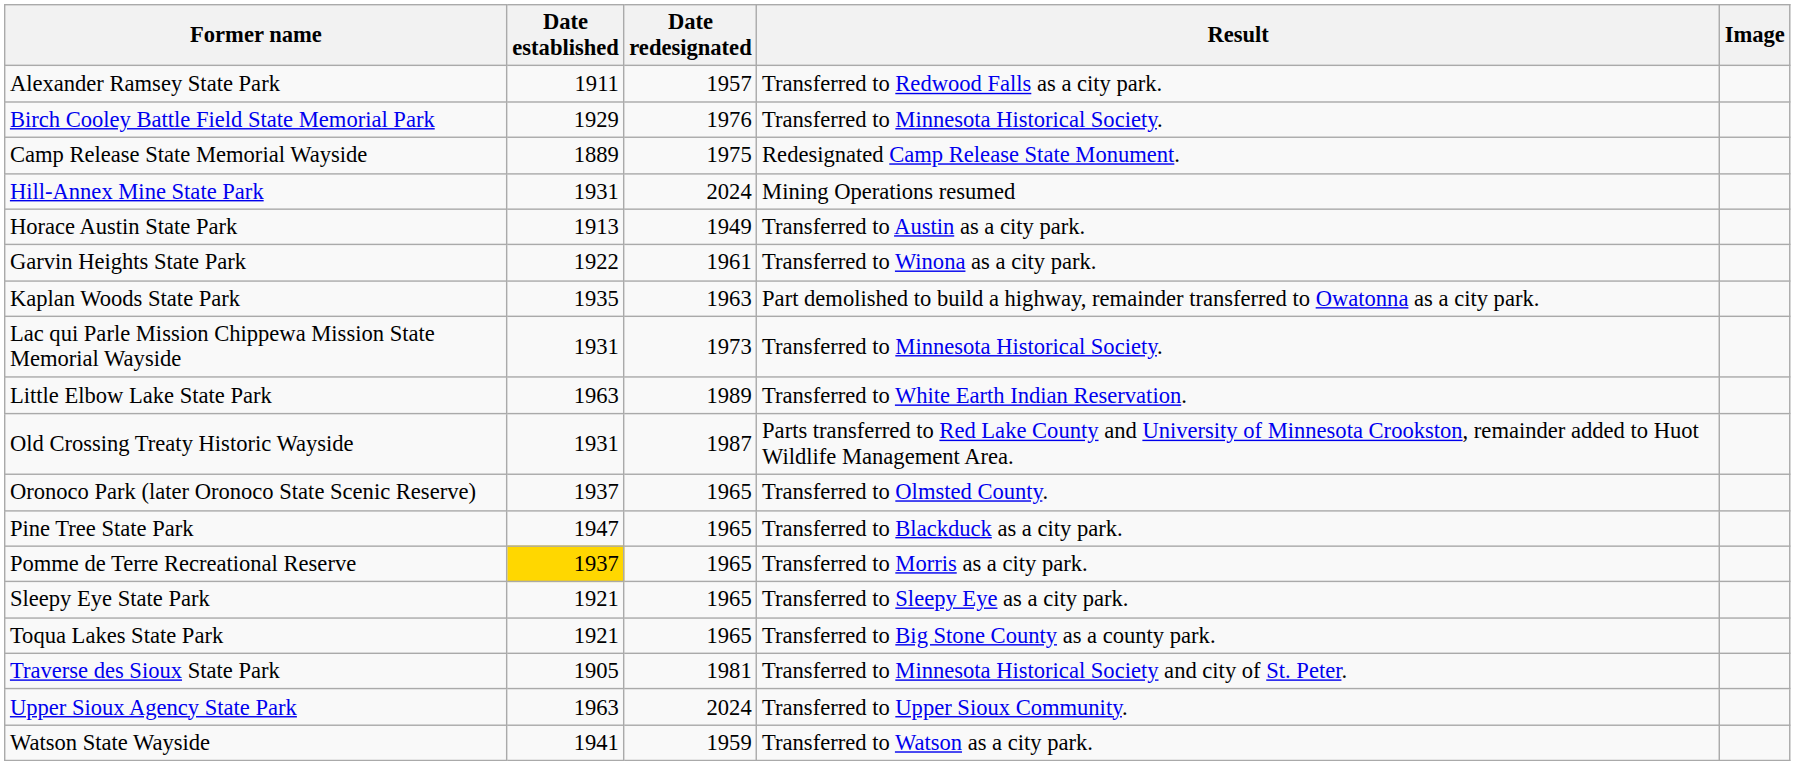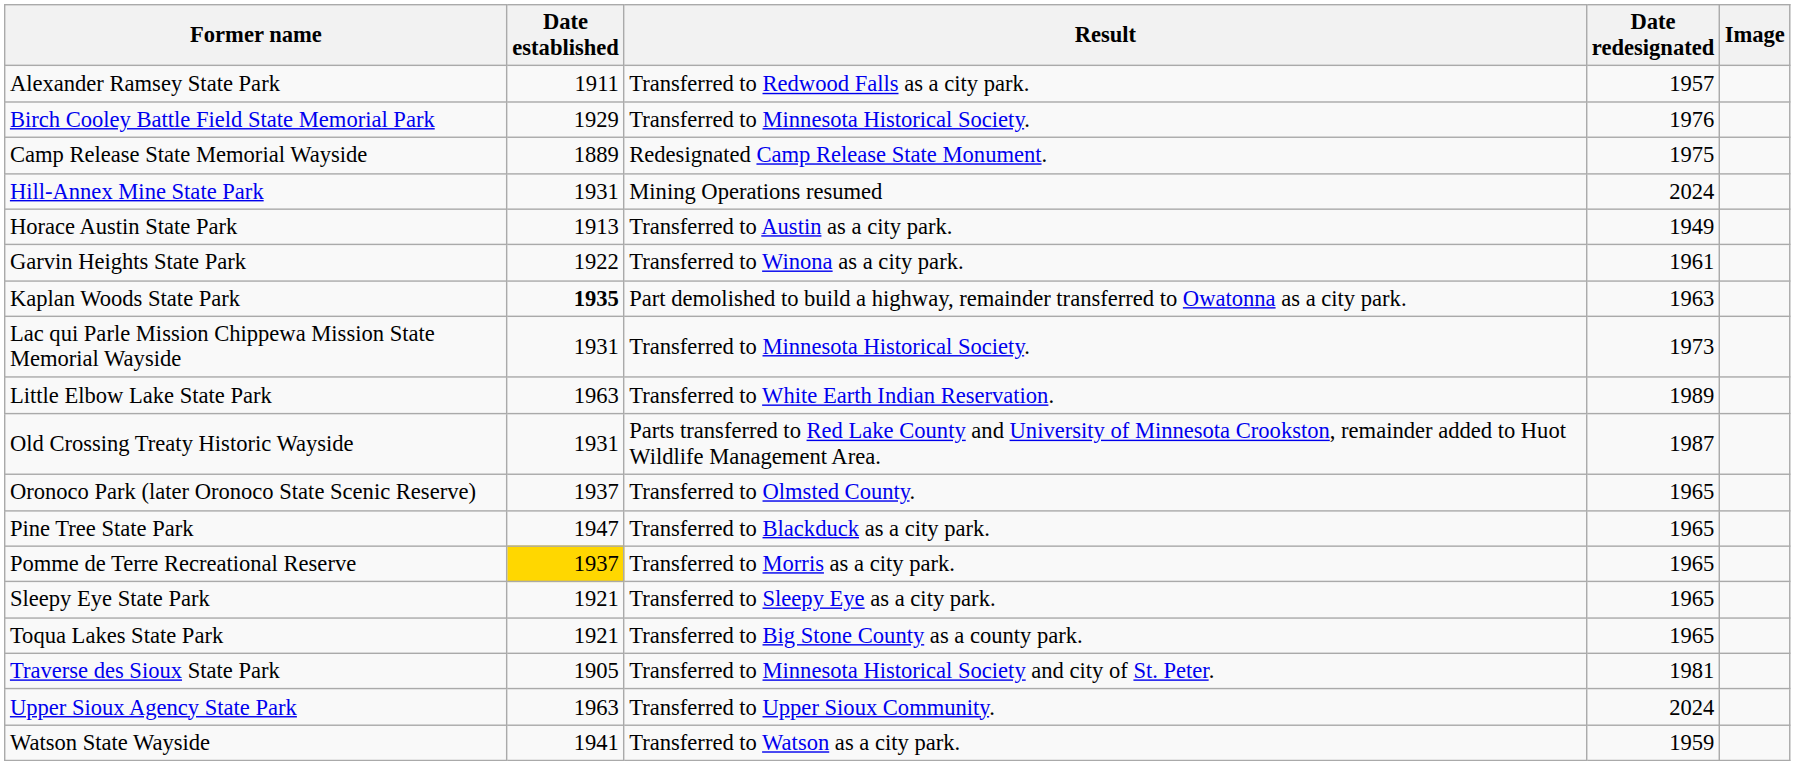columns swapped: (690, 35) <-> (1238, 35)
(596, 298) normal -> (596, 298) bold
